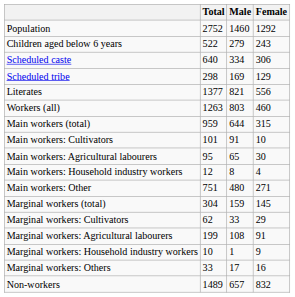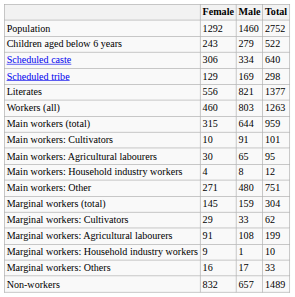columns swapped: (214, 12) <-> (271, 12)
